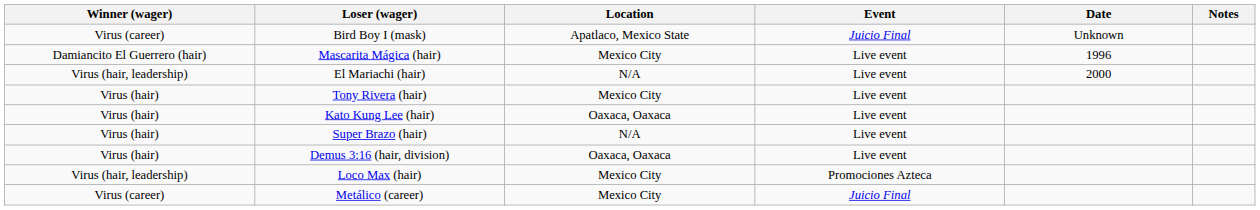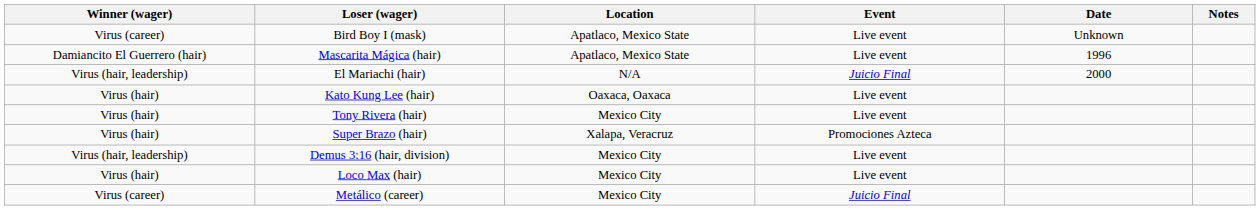(880, 34) Juicio Final -> (880, 34) Live event
(630, 54) Mexico City -> (630, 54) Apatlaco, Mexico State
(880, 74) Live event -> (880, 74) Juicio Final
rows swapped: (380, 114) <-> (380, 94)
(630, 134) N/A -> (630, 134) Xalapa, Veracruz
(880, 134) Live event -> (880, 134) Promociones Azteca
(129, 154) Virus (hair) -> (129, 154) Virus (hair, leadership)
(630, 154) Oaxaca, Oaxaca -> (630, 154) Mexico City
(129, 174) Virus (hair, leadership) -> (129, 174) Virus (hair)
(880, 174) Promociones Azteca -> (880, 174) Live event
